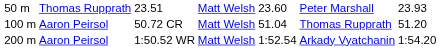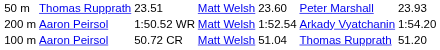rows swapped: (158, 24) <-> (165, 40)
